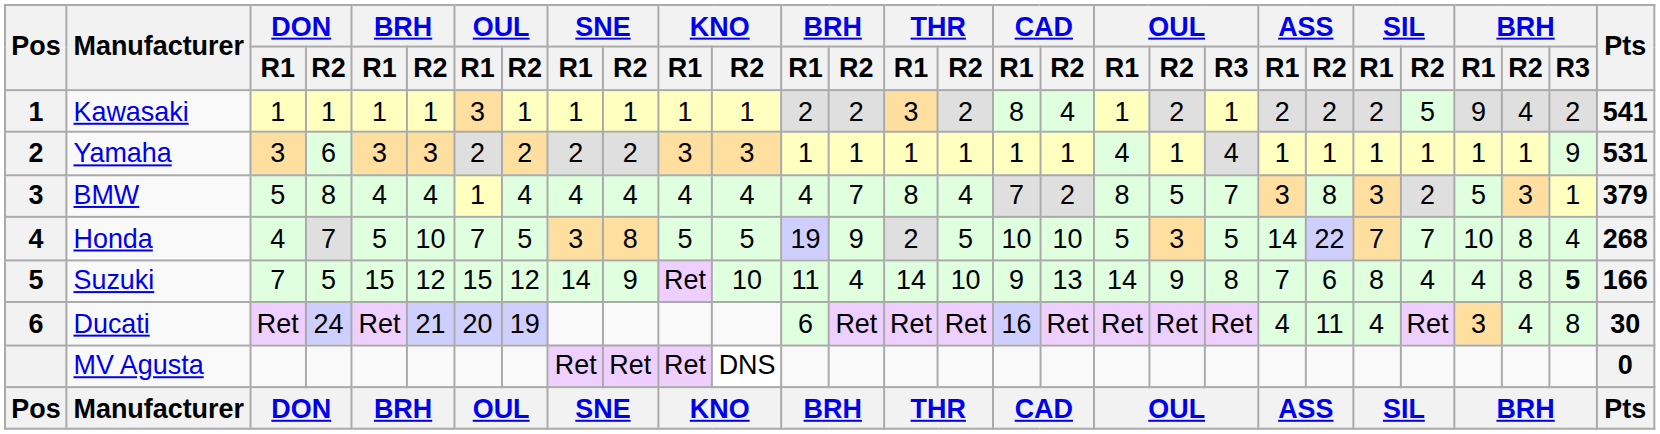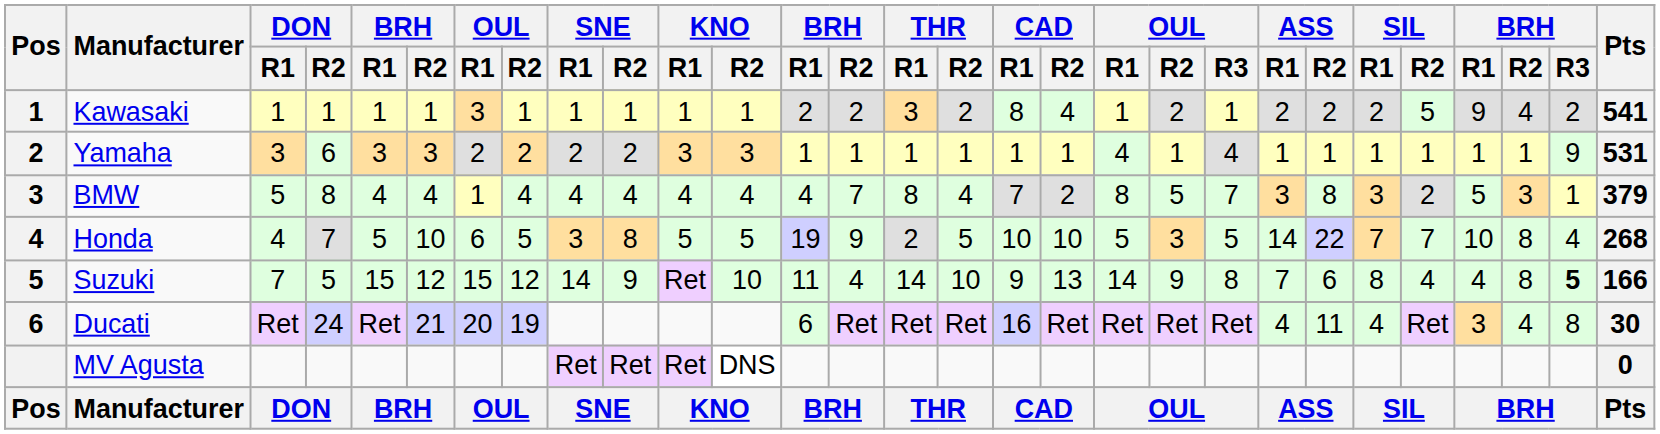(478, 238) 7 -> (478, 238) 6
